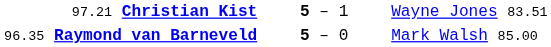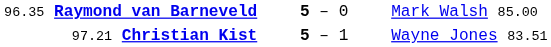rows swapped: (131, 36) <-> (165, 12)
